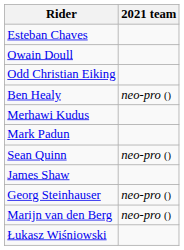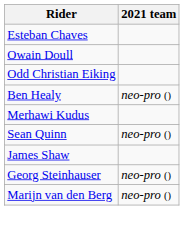- row: (38, 134)
- row: (57, 235)
